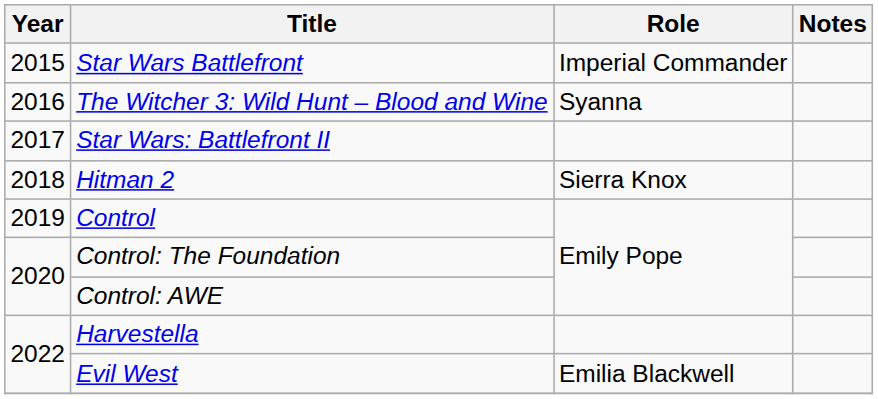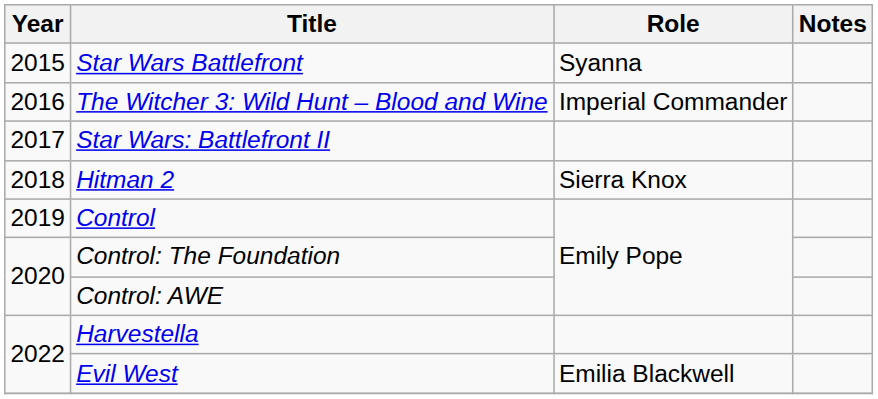(673, 62) Imperial Commander -> (600, 62) Syanna
(600, 101) Syanna -> (673, 101) Imperial Commander
